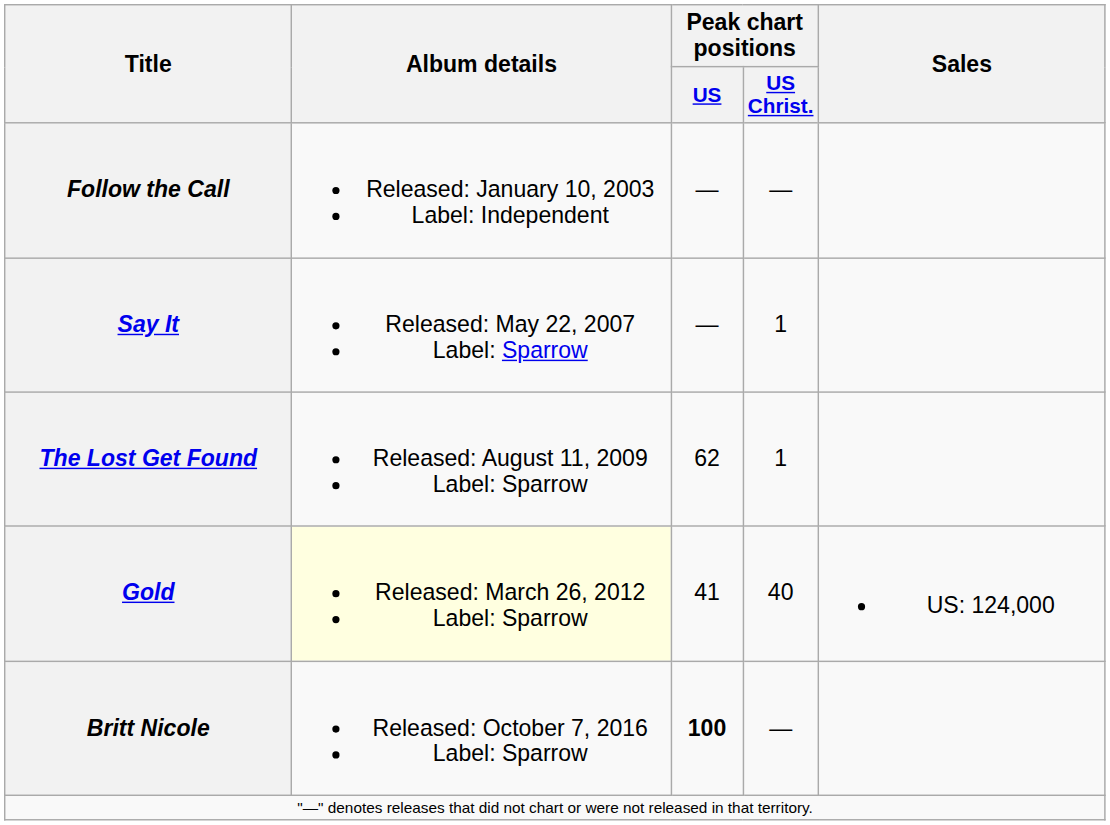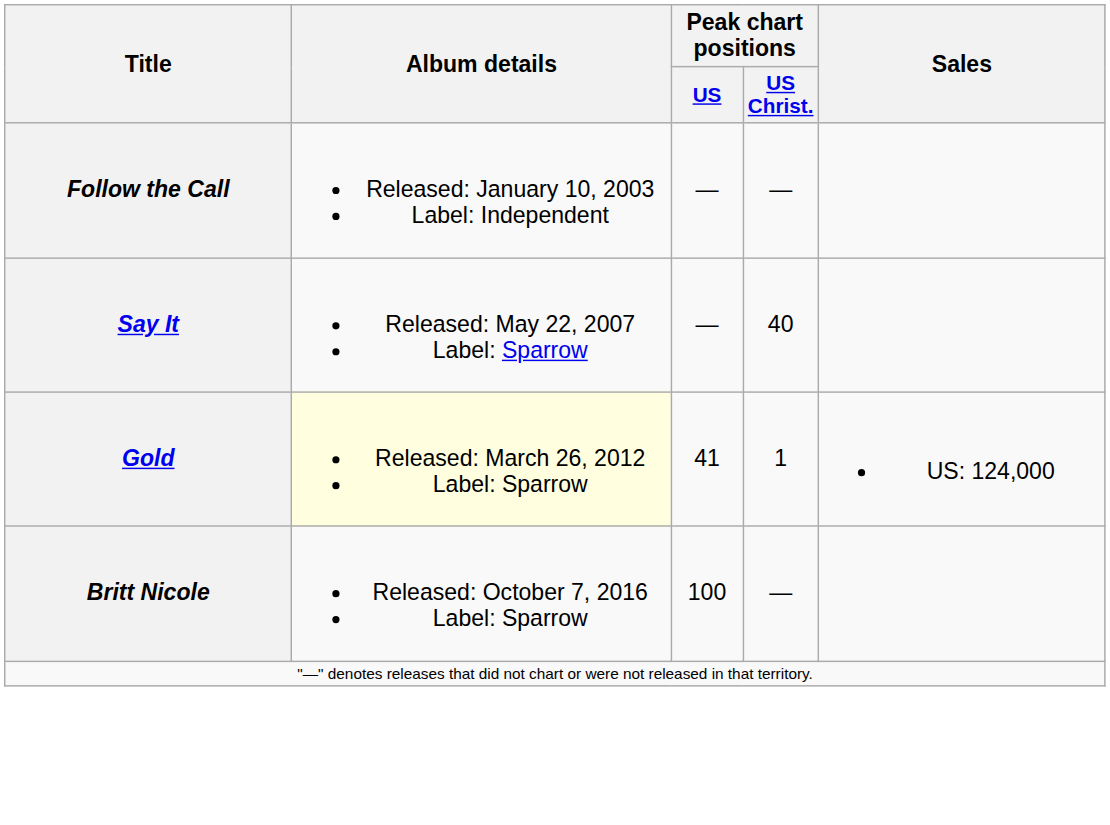(781, 324) 1 -> (781, 324) 40
- row: (148, 458)
(781, 593) 40 -> (781, 458) 1
(707, 727) bold -> (707, 593) normal
